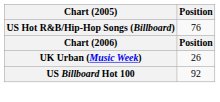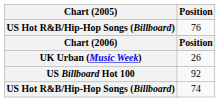+ row: (196, 89)
